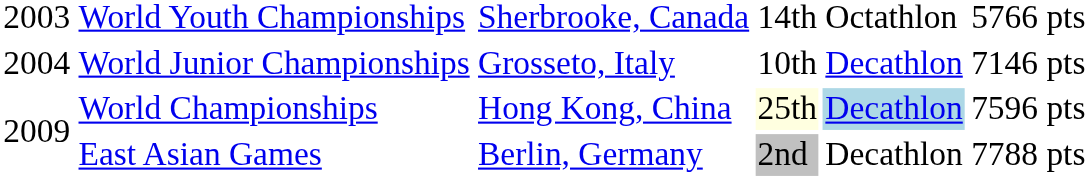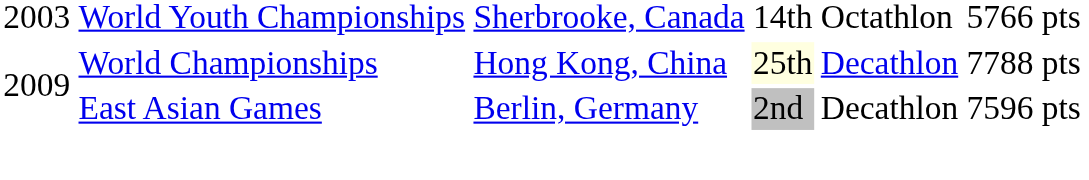- row: (274, 62)
(894, 108) lightblue background -> (889, 62) no background
(1028, 108) 7596 pts -> (1024, 62) 7788 pts
(1028, 154) 7788 pts -> (1024, 108) 7596 pts
